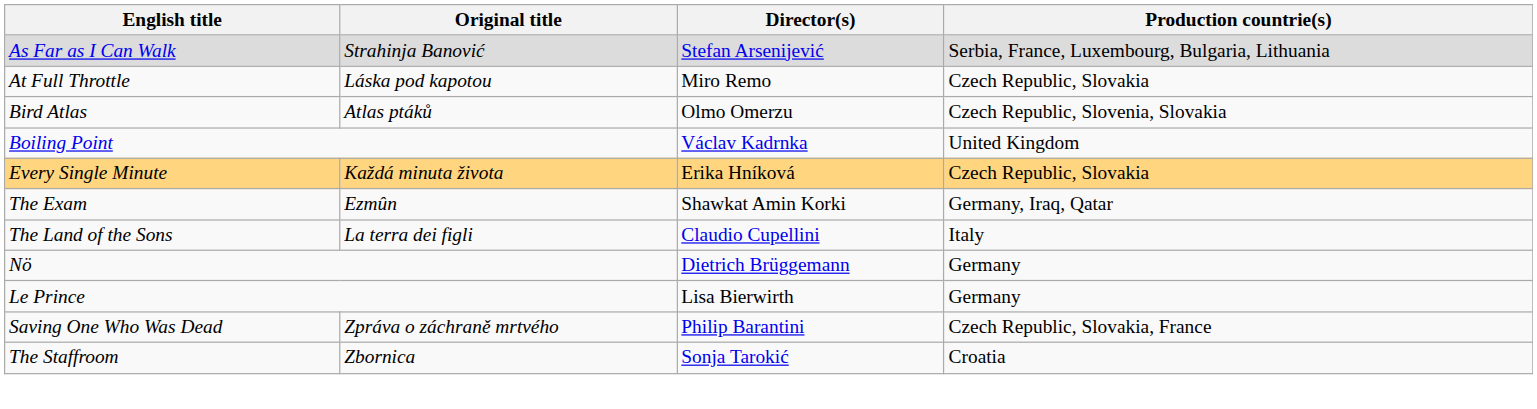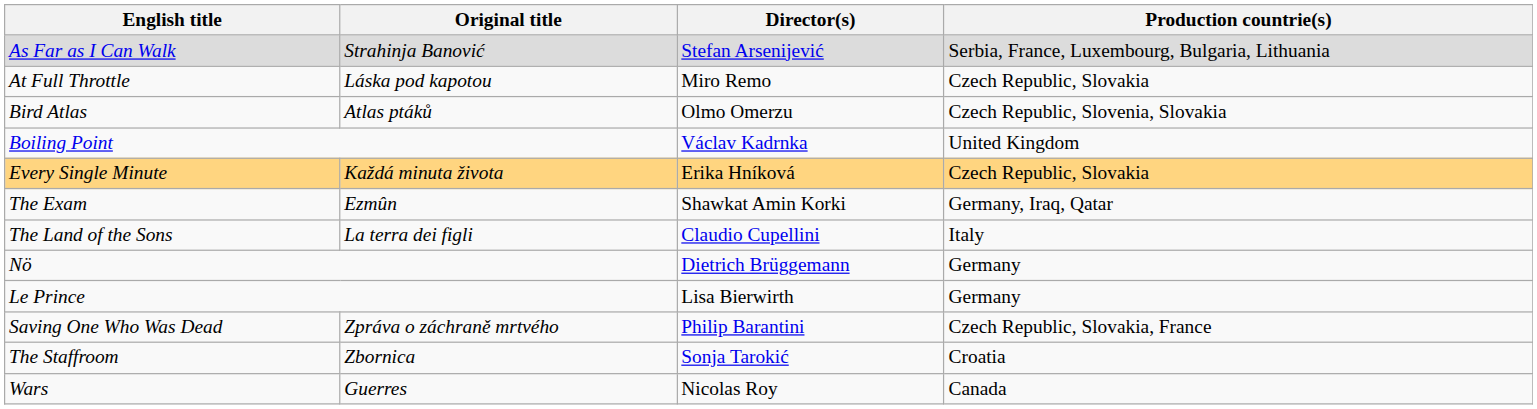+ row: (29, 388)
